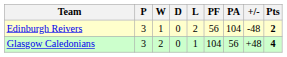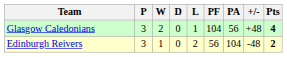rows swapped: (51, 44) <-> (44, 28)
